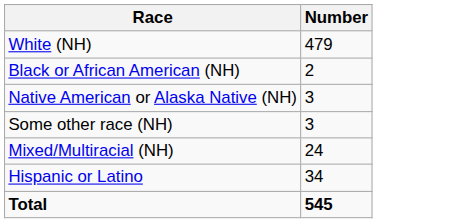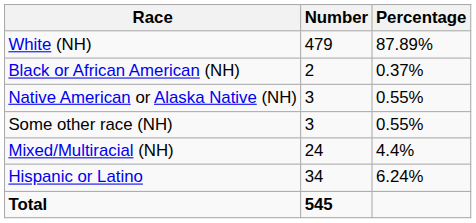+ column: (421, 17)
